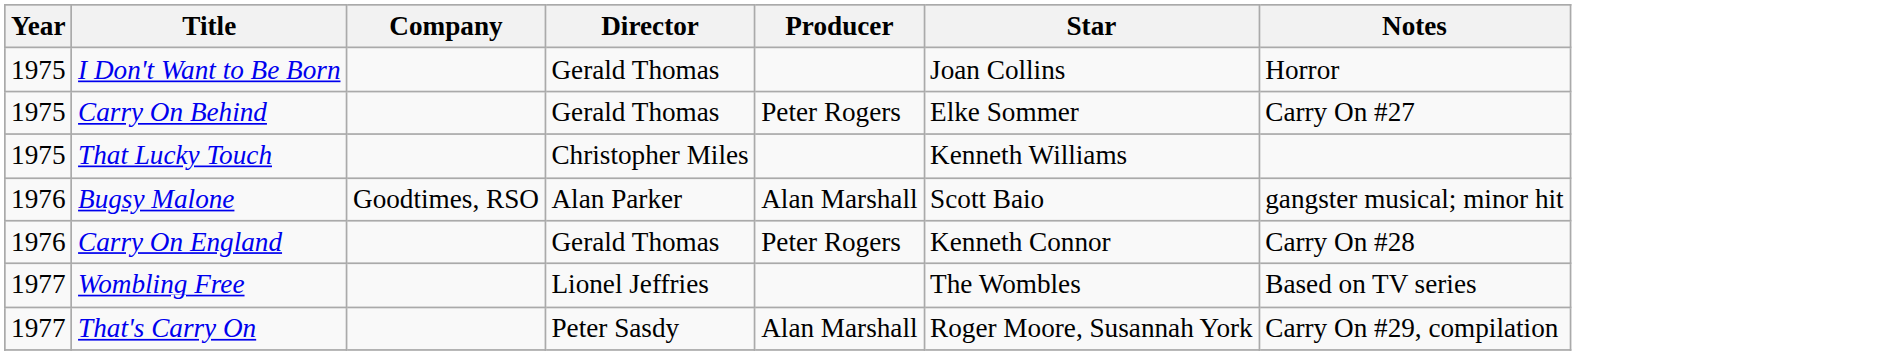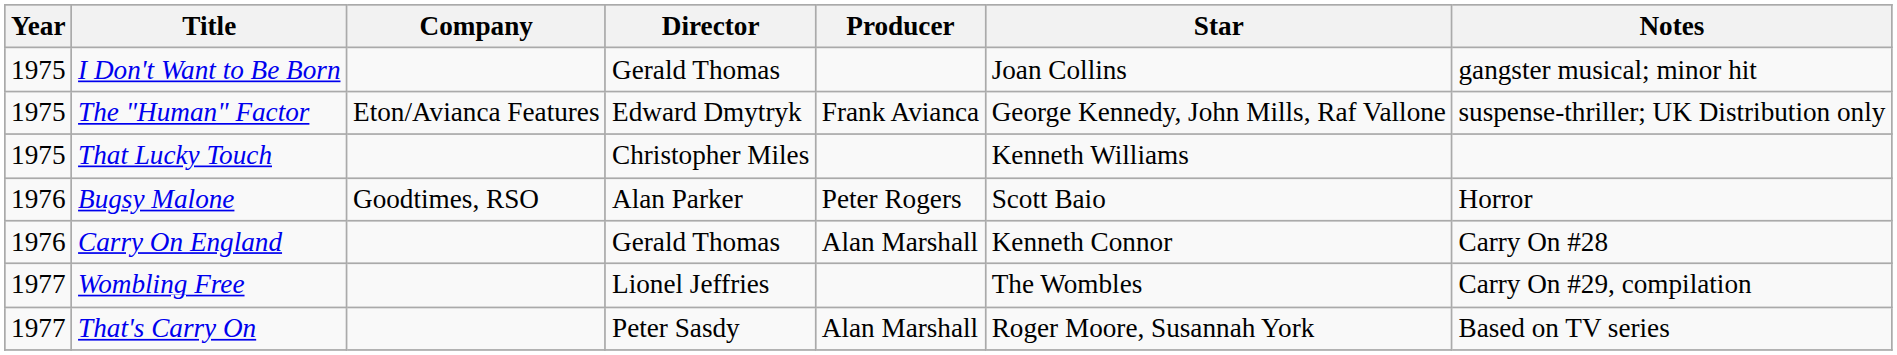(1302, 69) Horror -> (1608, 69) gangster musical; minor hit
- row: (172, 112)
+ row: (194, 112)
(839, 198) Alan Marshall -> (892, 198) Peter Rogers
(1414, 198) gangster musical; minor hit -> (1495, 198) Horror
(831, 241) Peter Rogers -> (900, 241) Alan Marshall
(1371, 284) Based on TV series -> (1605, 284) Carry On #29, compilation
(1412, 328) Carry On #29, compilation -> (1564, 328) Based on TV series
